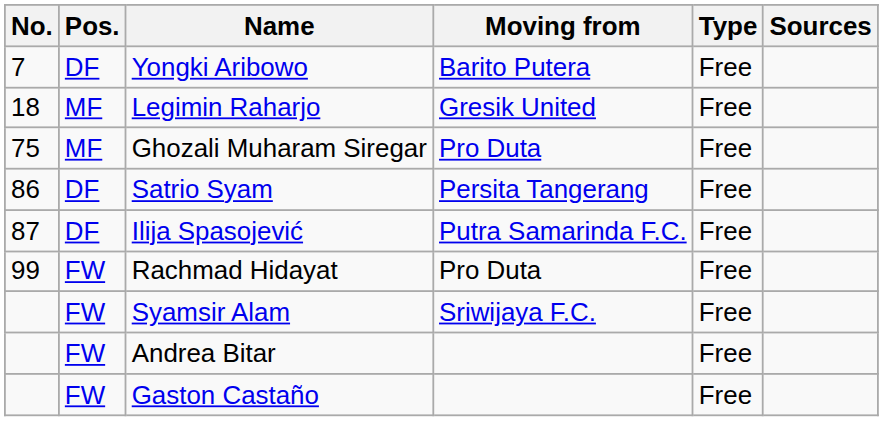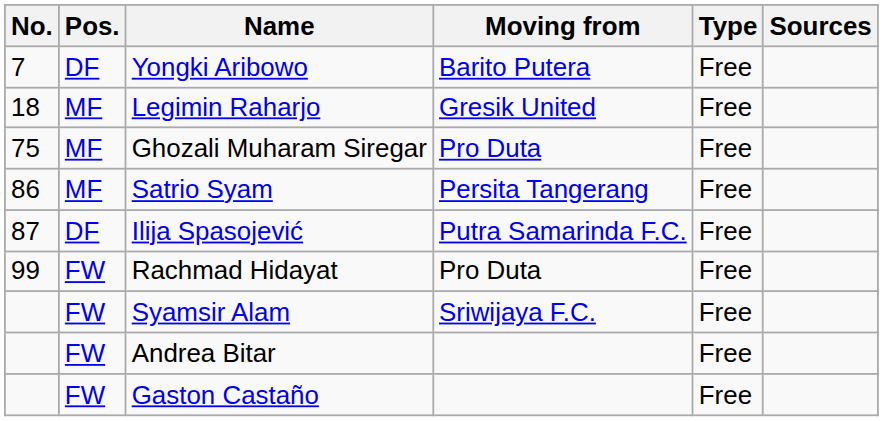(82, 190) DF -> (84, 190) MF
